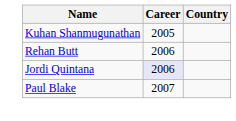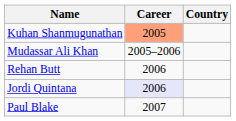(163, 32) no background -> (154, 32) lightsalmon background
+ row: (53, 51)
